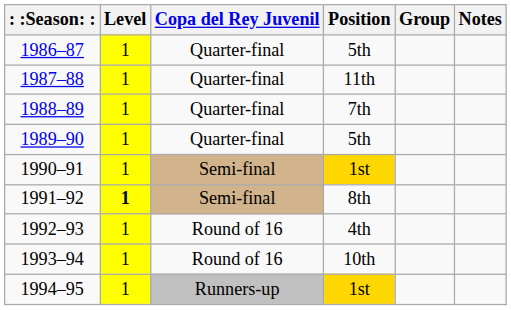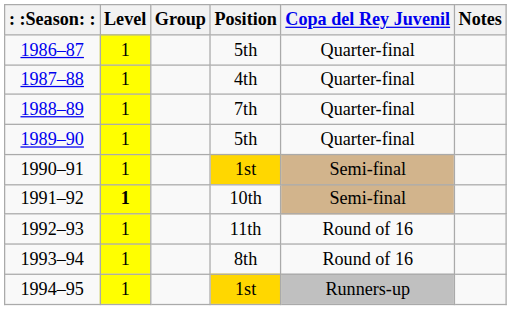columns swapped: (425, 19) <-> (237, 19)
(359, 79) 11th -> (246, 79) 4th
(359, 199) 8th -> (246, 199) 10th
(359, 229) 4th -> (246, 229) 11th
(359, 259) 10th -> (246, 259) 8th
